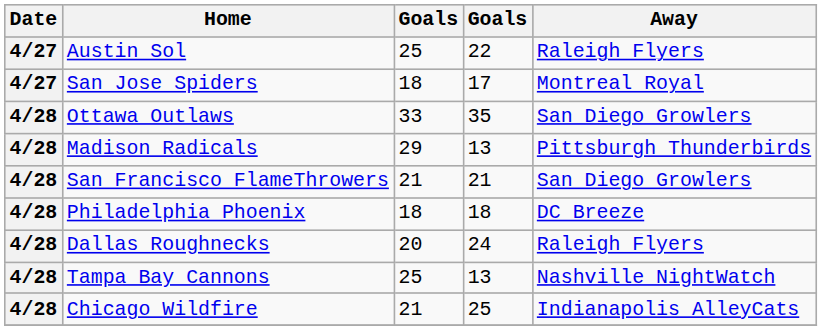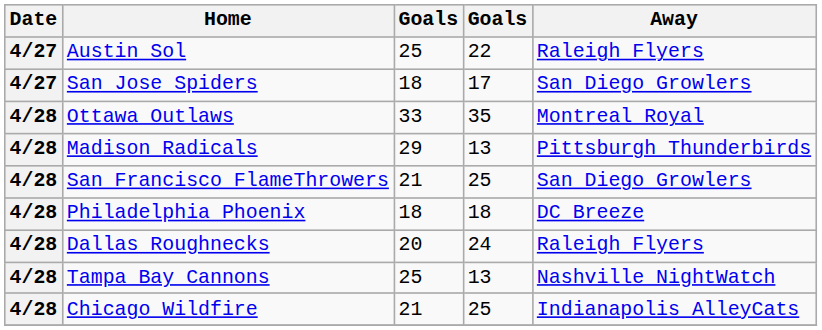(620, 85) Montreal Royal -> (644, 85) San Diego Growlers
(644, 117) San Diego Growlers -> (620, 117) Montreal Royal
(480, 182) 21 -> (480, 182) 25
